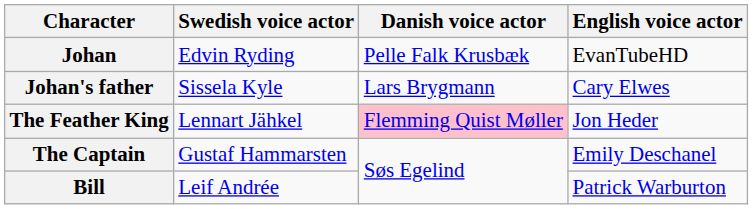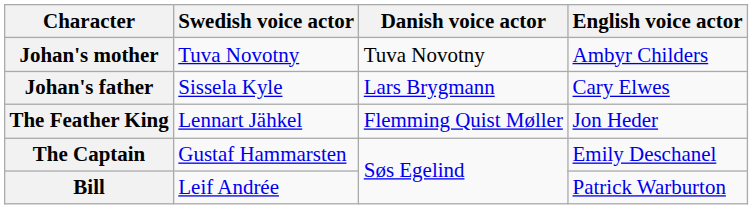- row: (89, 54)
+ row: (89, 54)
(463, 120) pink background -> (463, 120) no background
